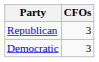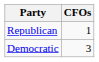(89, 30) 3 -> (89, 30) 1
